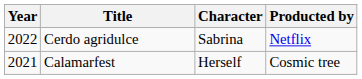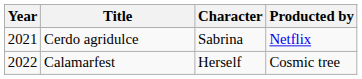(23, 39) 2022 -> (23, 39) 2021
(23, 62) 2021 -> (23, 62) 2022
